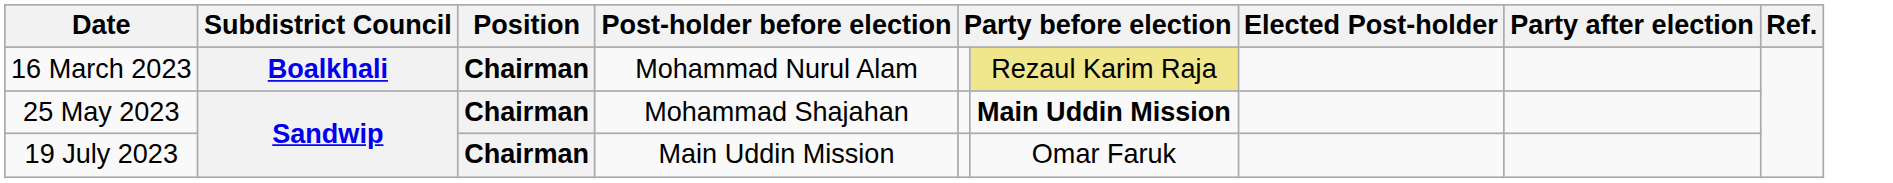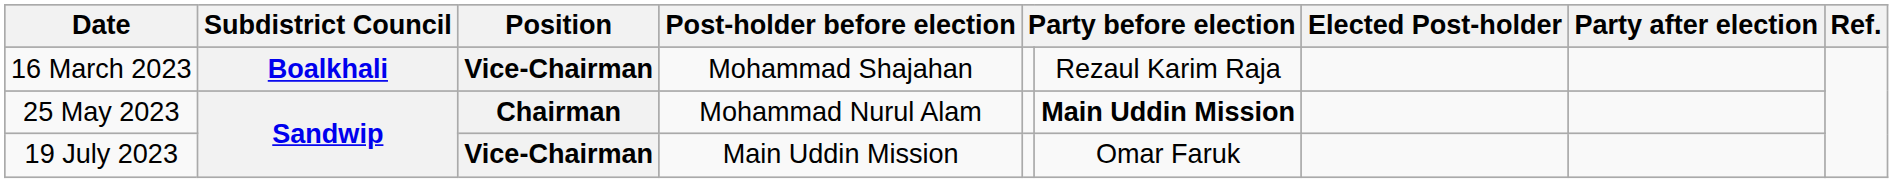(527, 68) Chairman -> (559, 68) Vice-Chairman
(776, 68) Mohammad Nurul Alam -> (841, 68) Mohammad Shajahan
(1104, 68) khaki background -> (1168, 68) no background
(776, 111) Mohammad Shajahan -> (841, 111) Mohammad Nurul Alam
(527, 154) Chairman -> (559, 154) Vice-Chairman
